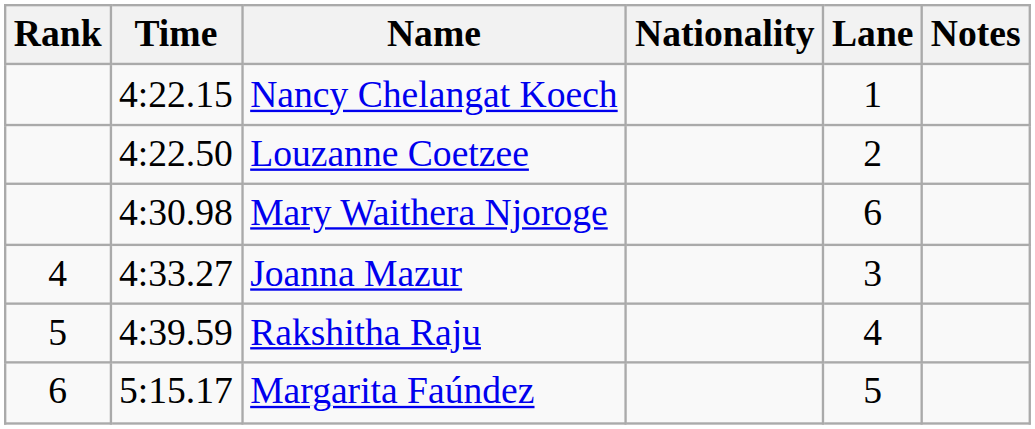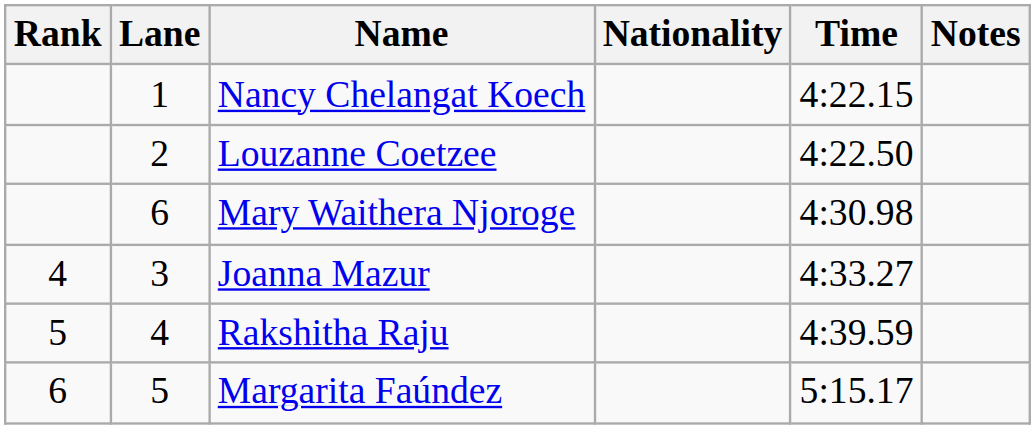columns swapped: (873, 34) <-> (176, 34)
